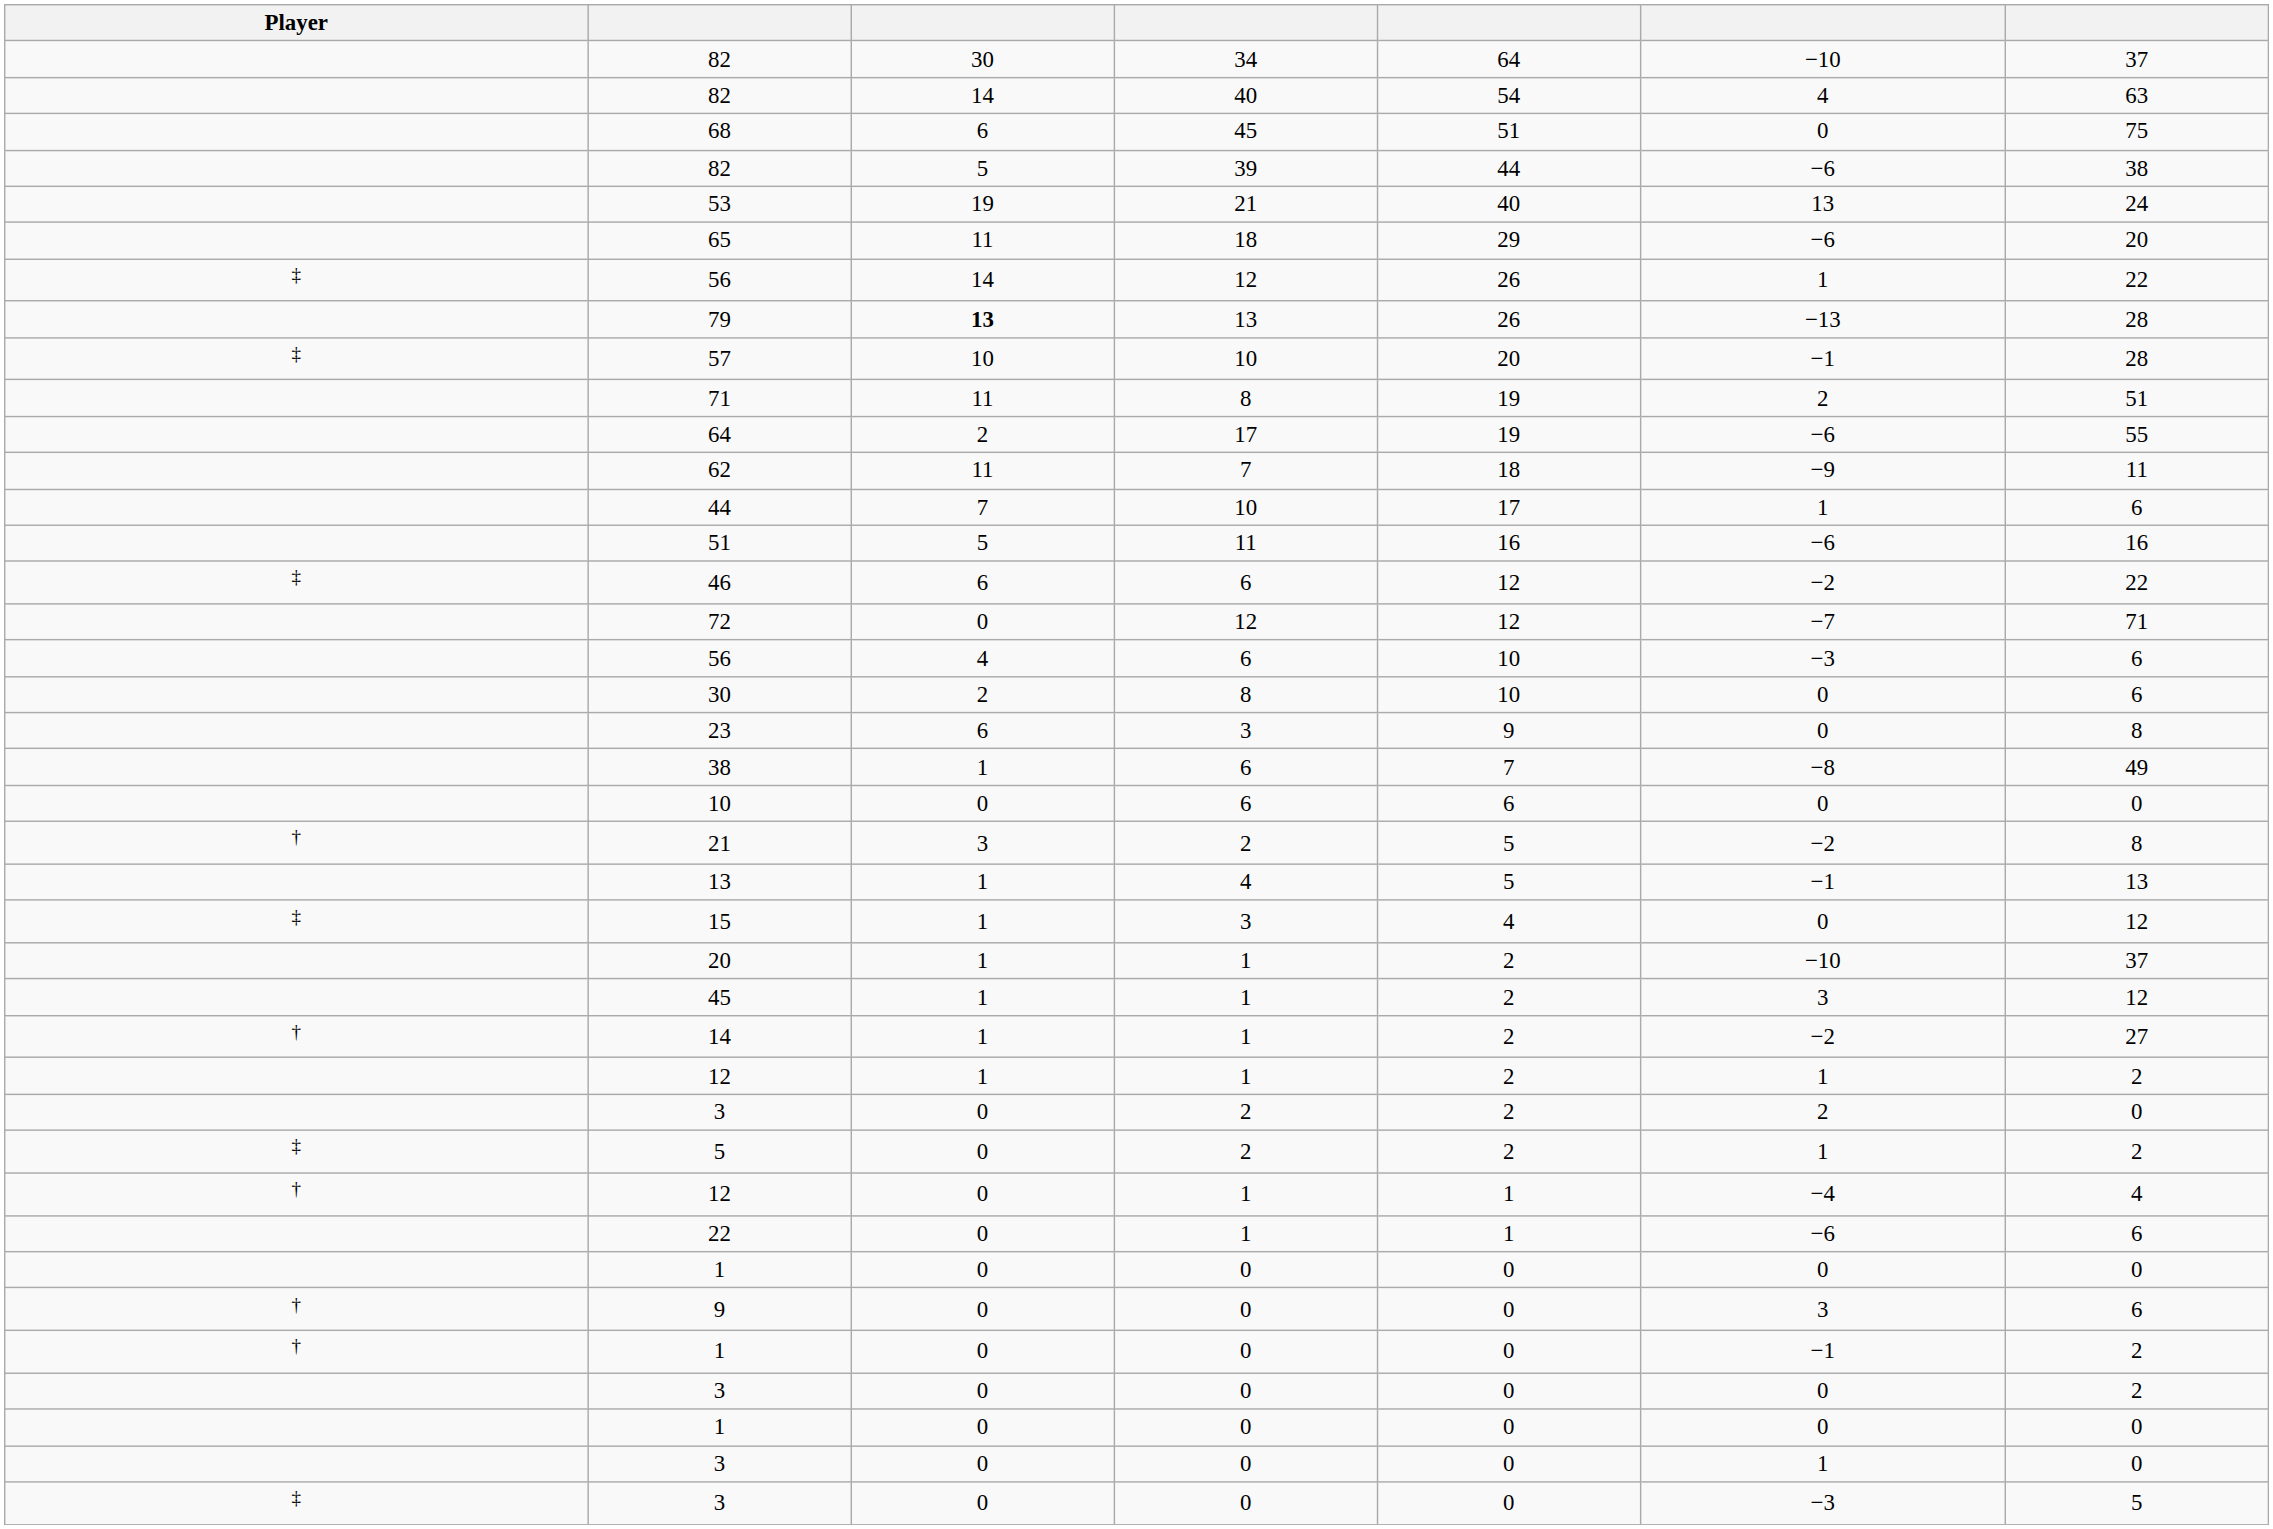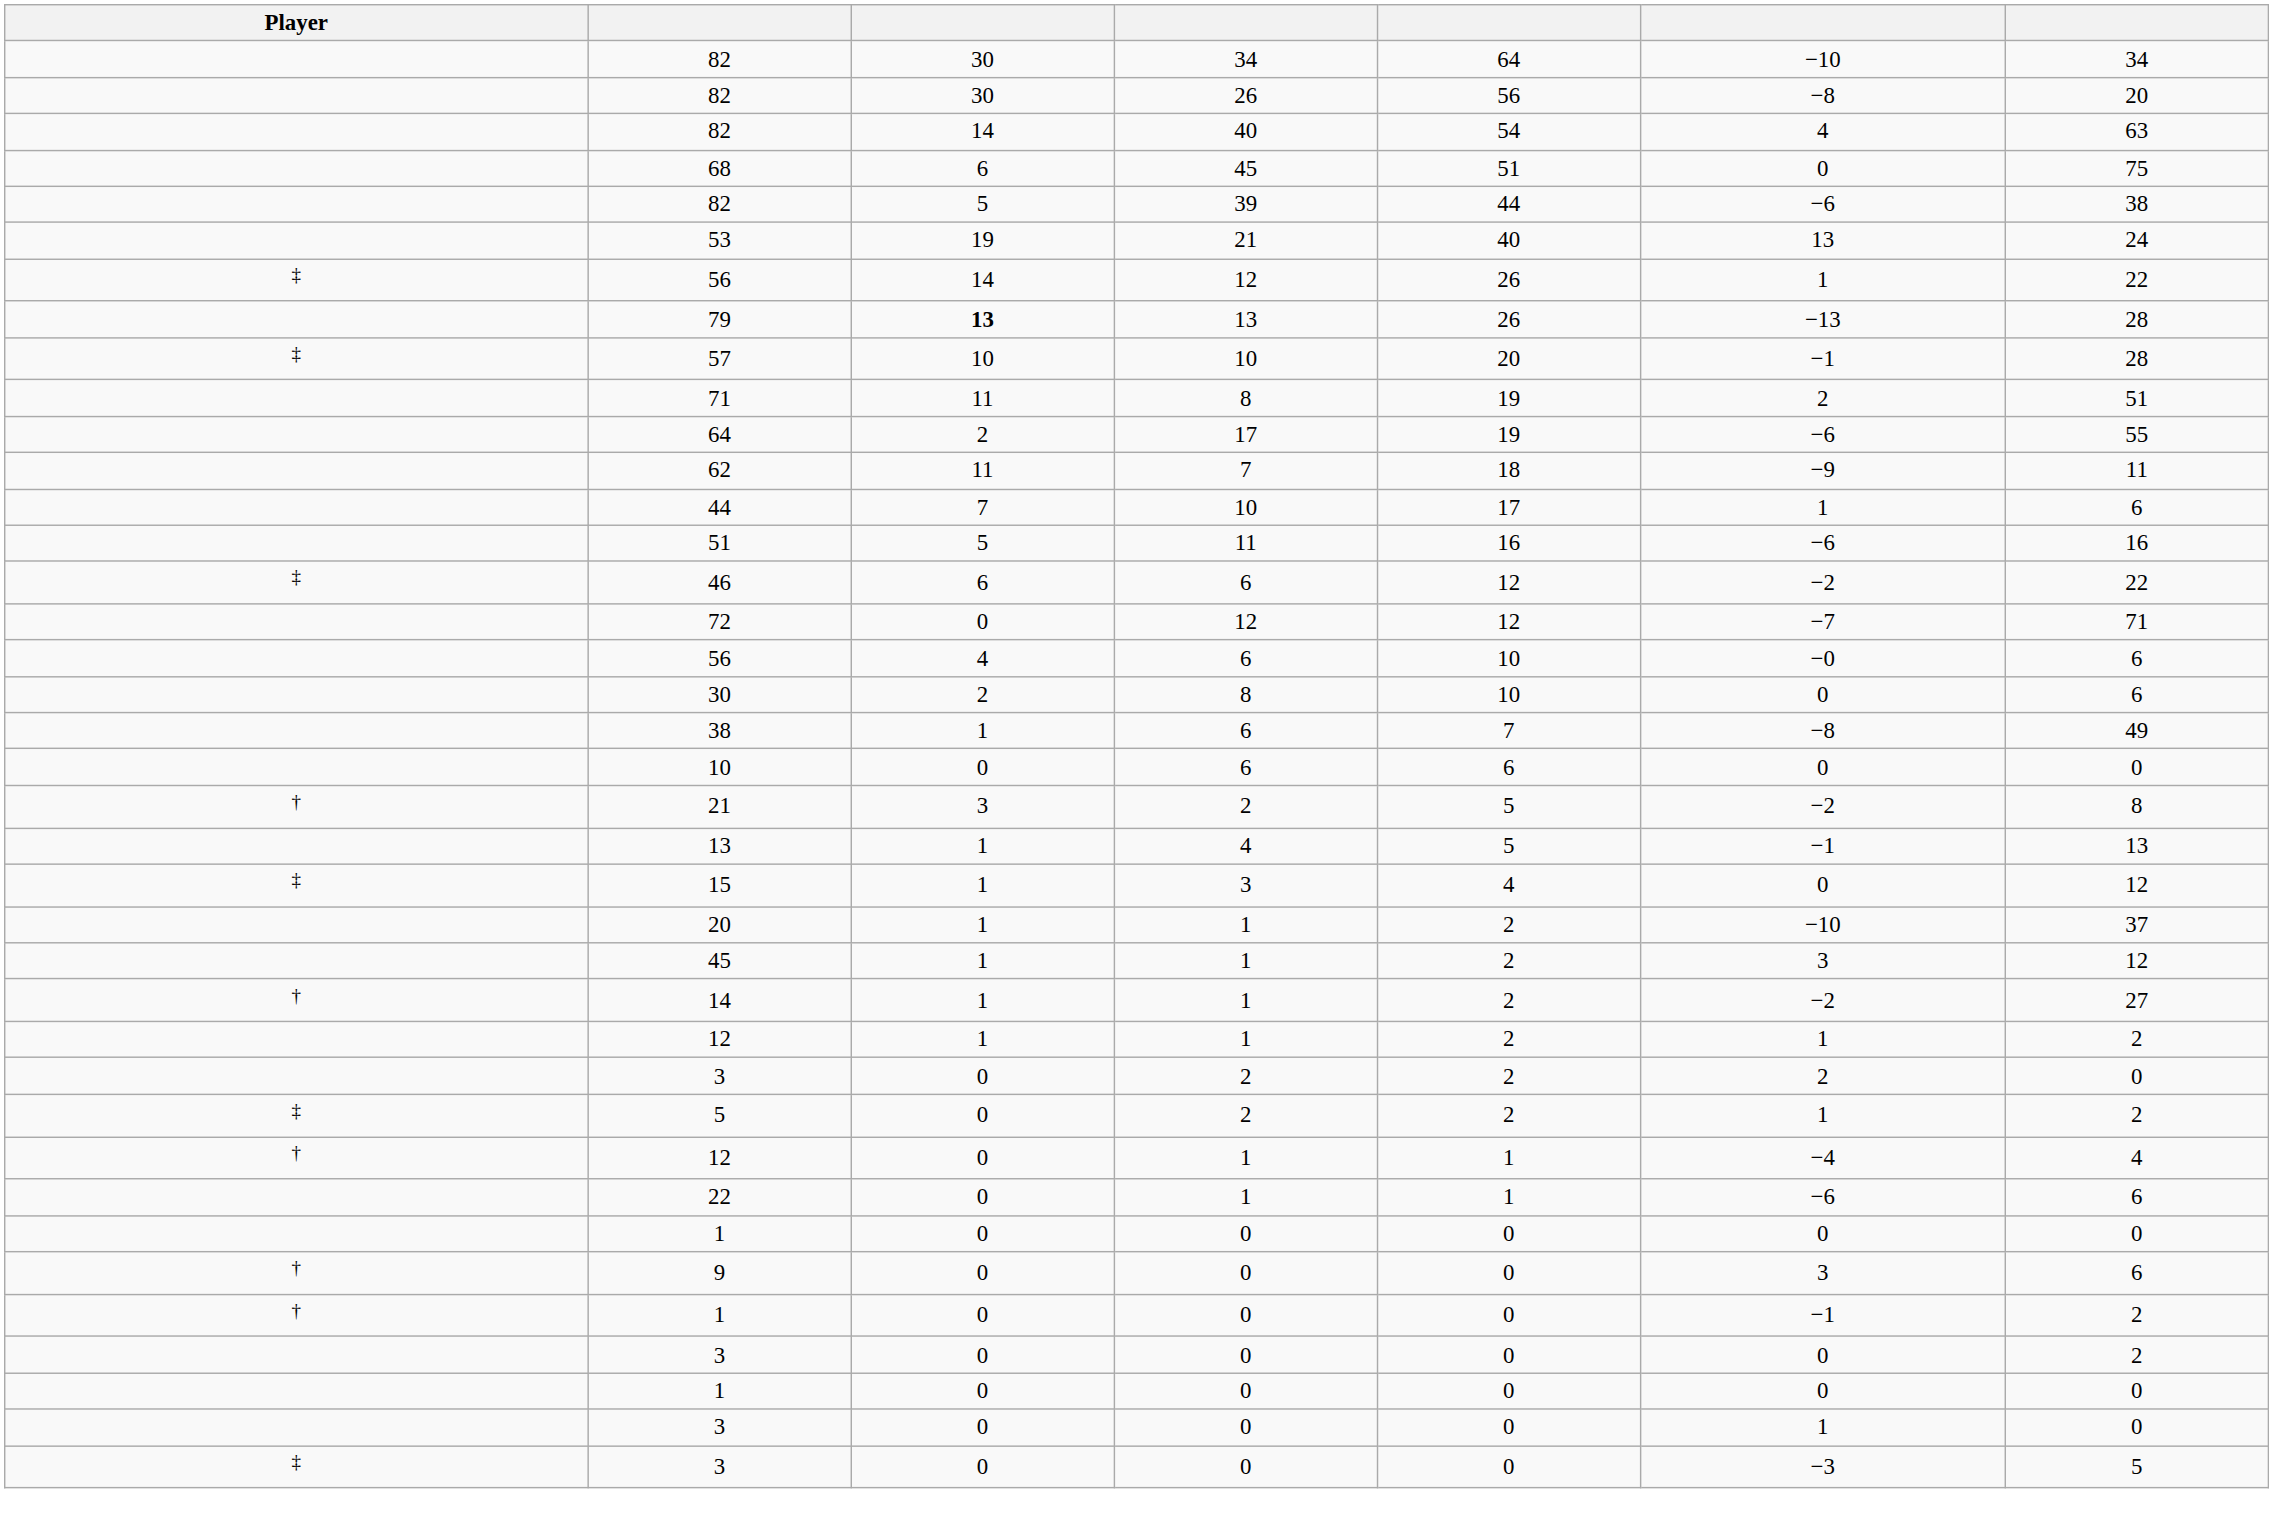(2137, 58) 37 -> (2137, 58) 34
+ row: (719, 95)
- row: (719, 240)
(1823, 658) −3 -> (1823, 658) −0
- row: (719, 730)
